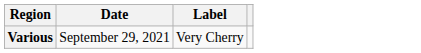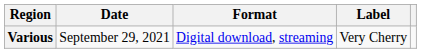+ column: (255, 15)
